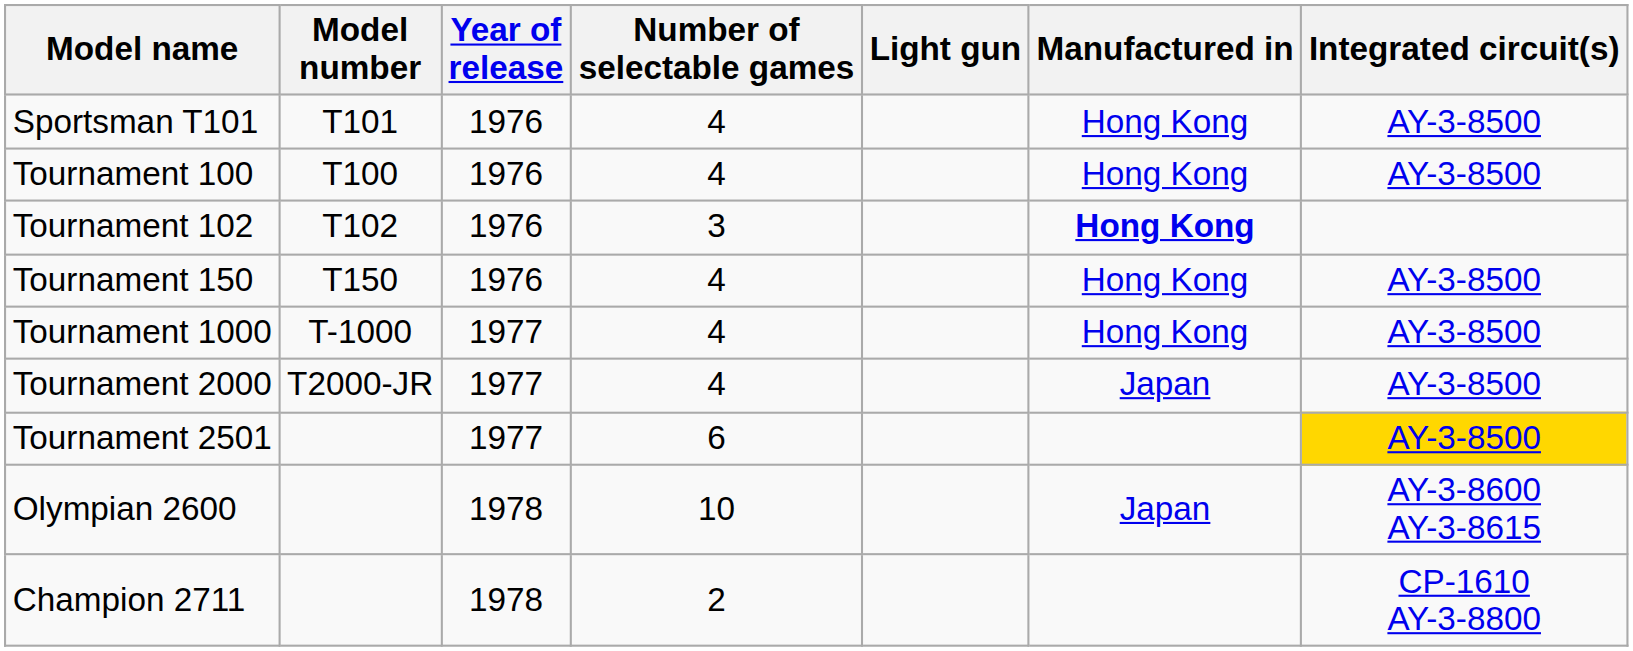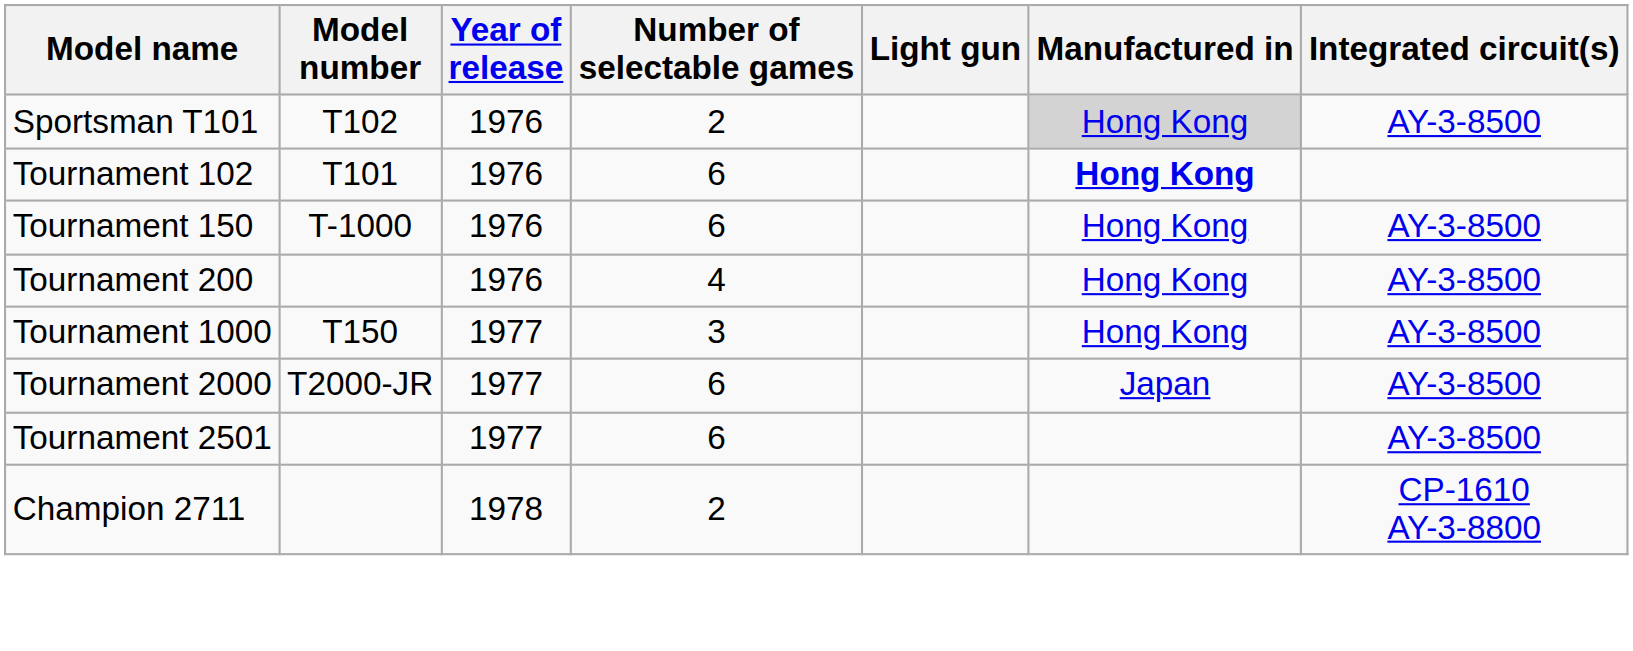(360, 121) T101 -> (360, 121) T102
(716, 121) 4 -> (716, 121) 2
(1165, 121) no background -> (1165, 121) lightgrey background
- row: (133, 173)
(360, 226) T102 -> (360, 173) T101
(716, 226) 3 -> (716, 173) 6
(360, 279) T150 -> (360, 226) T-1000
(716, 279) 4 -> (716, 226) 6
+ row: (133, 279)
(360, 332) T-1000 -> (360, 332) T150
(716, 332) 4 -> (716, 332) 3
(716, 385) 4 -> (716, 385) 6
(1464, 437) gold background -> (1464, 437) no background
- row: (125, 509)
